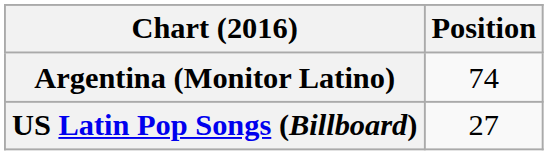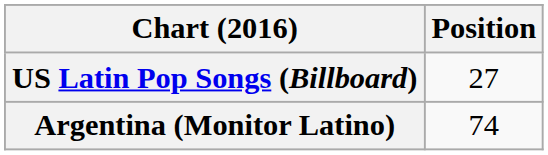rows swapped: (215, 76) <-> (215, 125)
